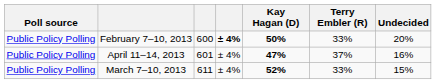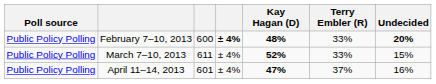(276, 39) 50% -> (276, 39) 48%
(403, 39) normal -> (403, 39) bold
rows swapped: (146, 70) <-> (146, 54)
